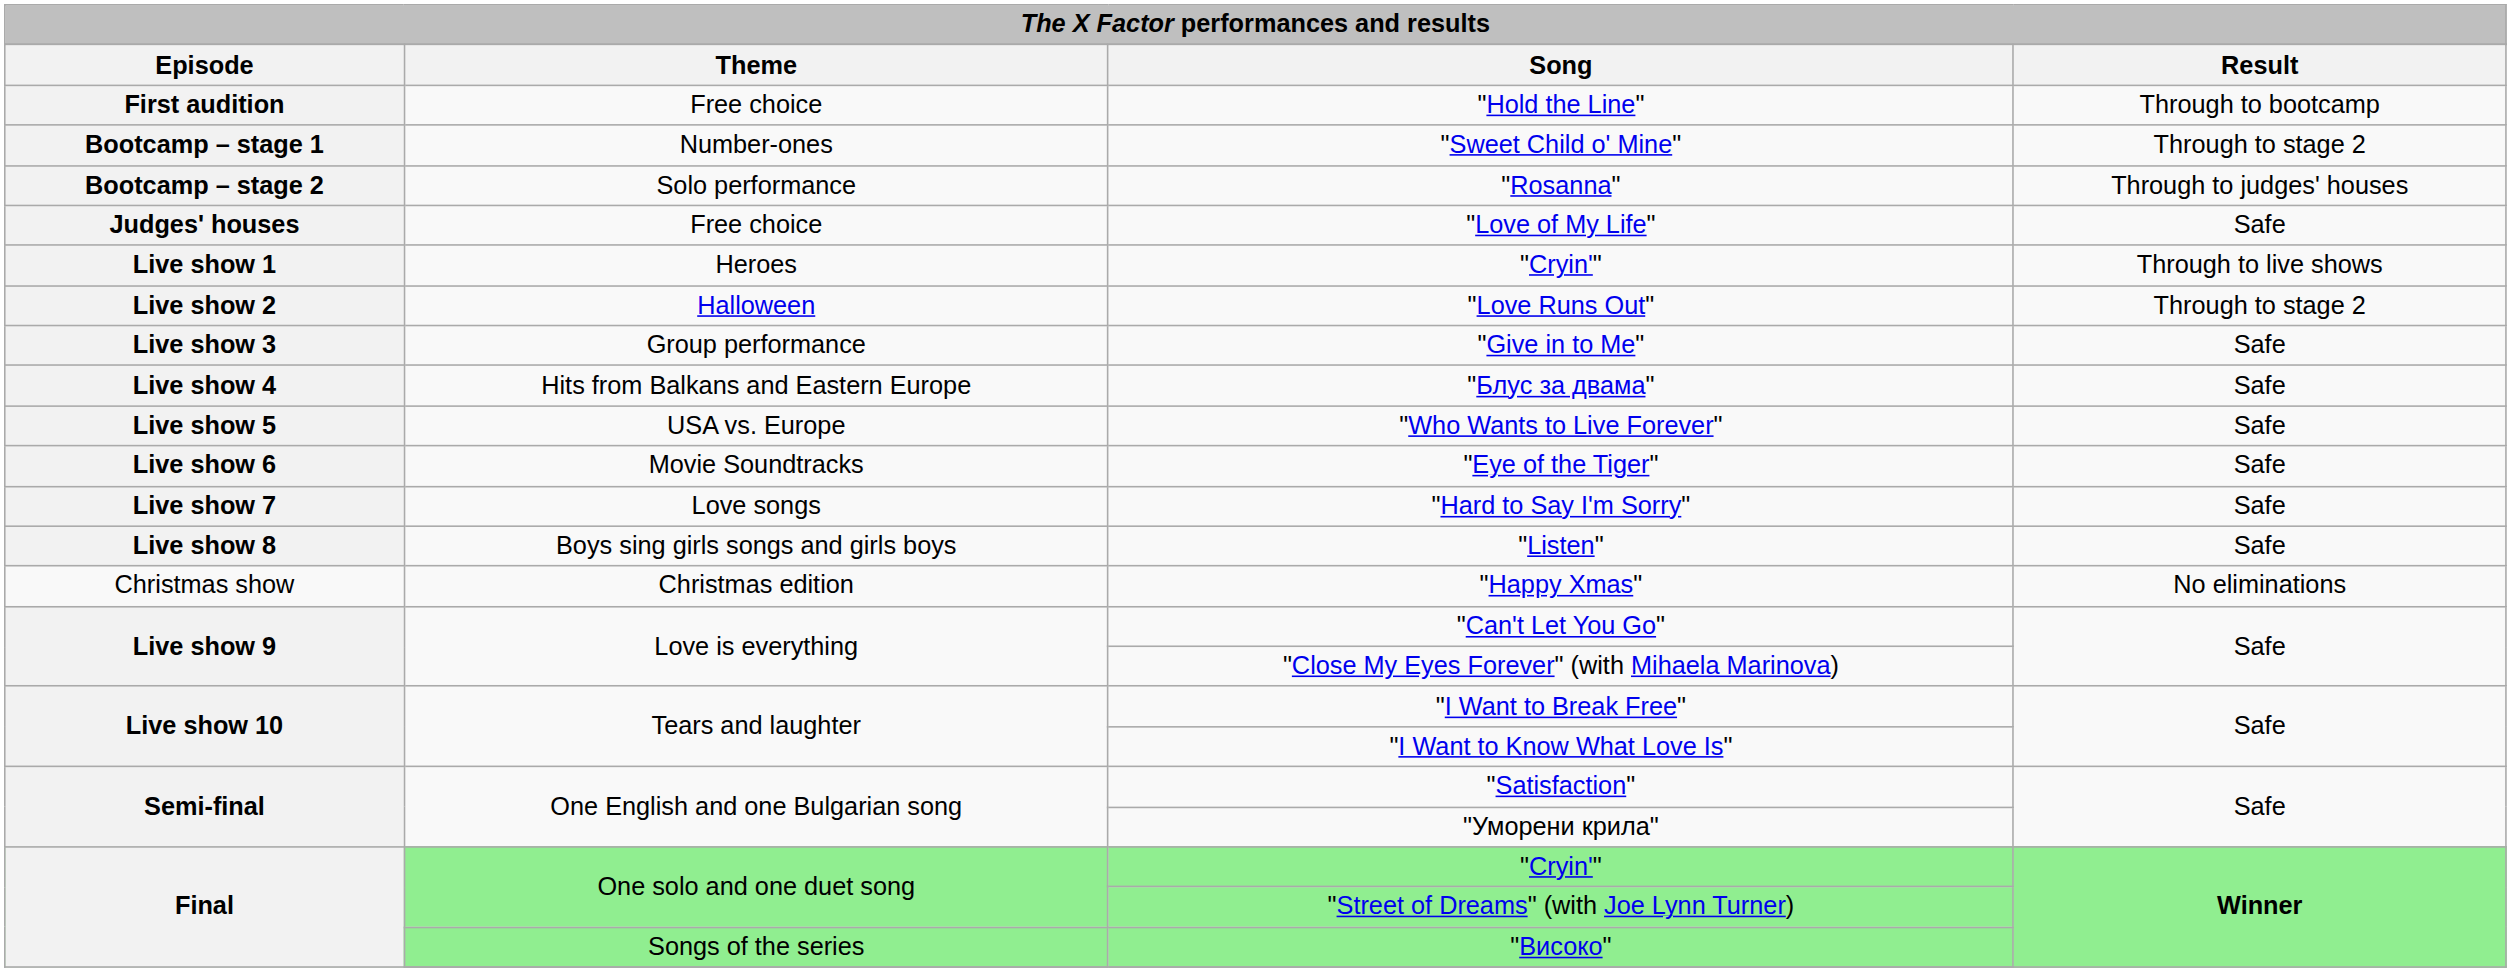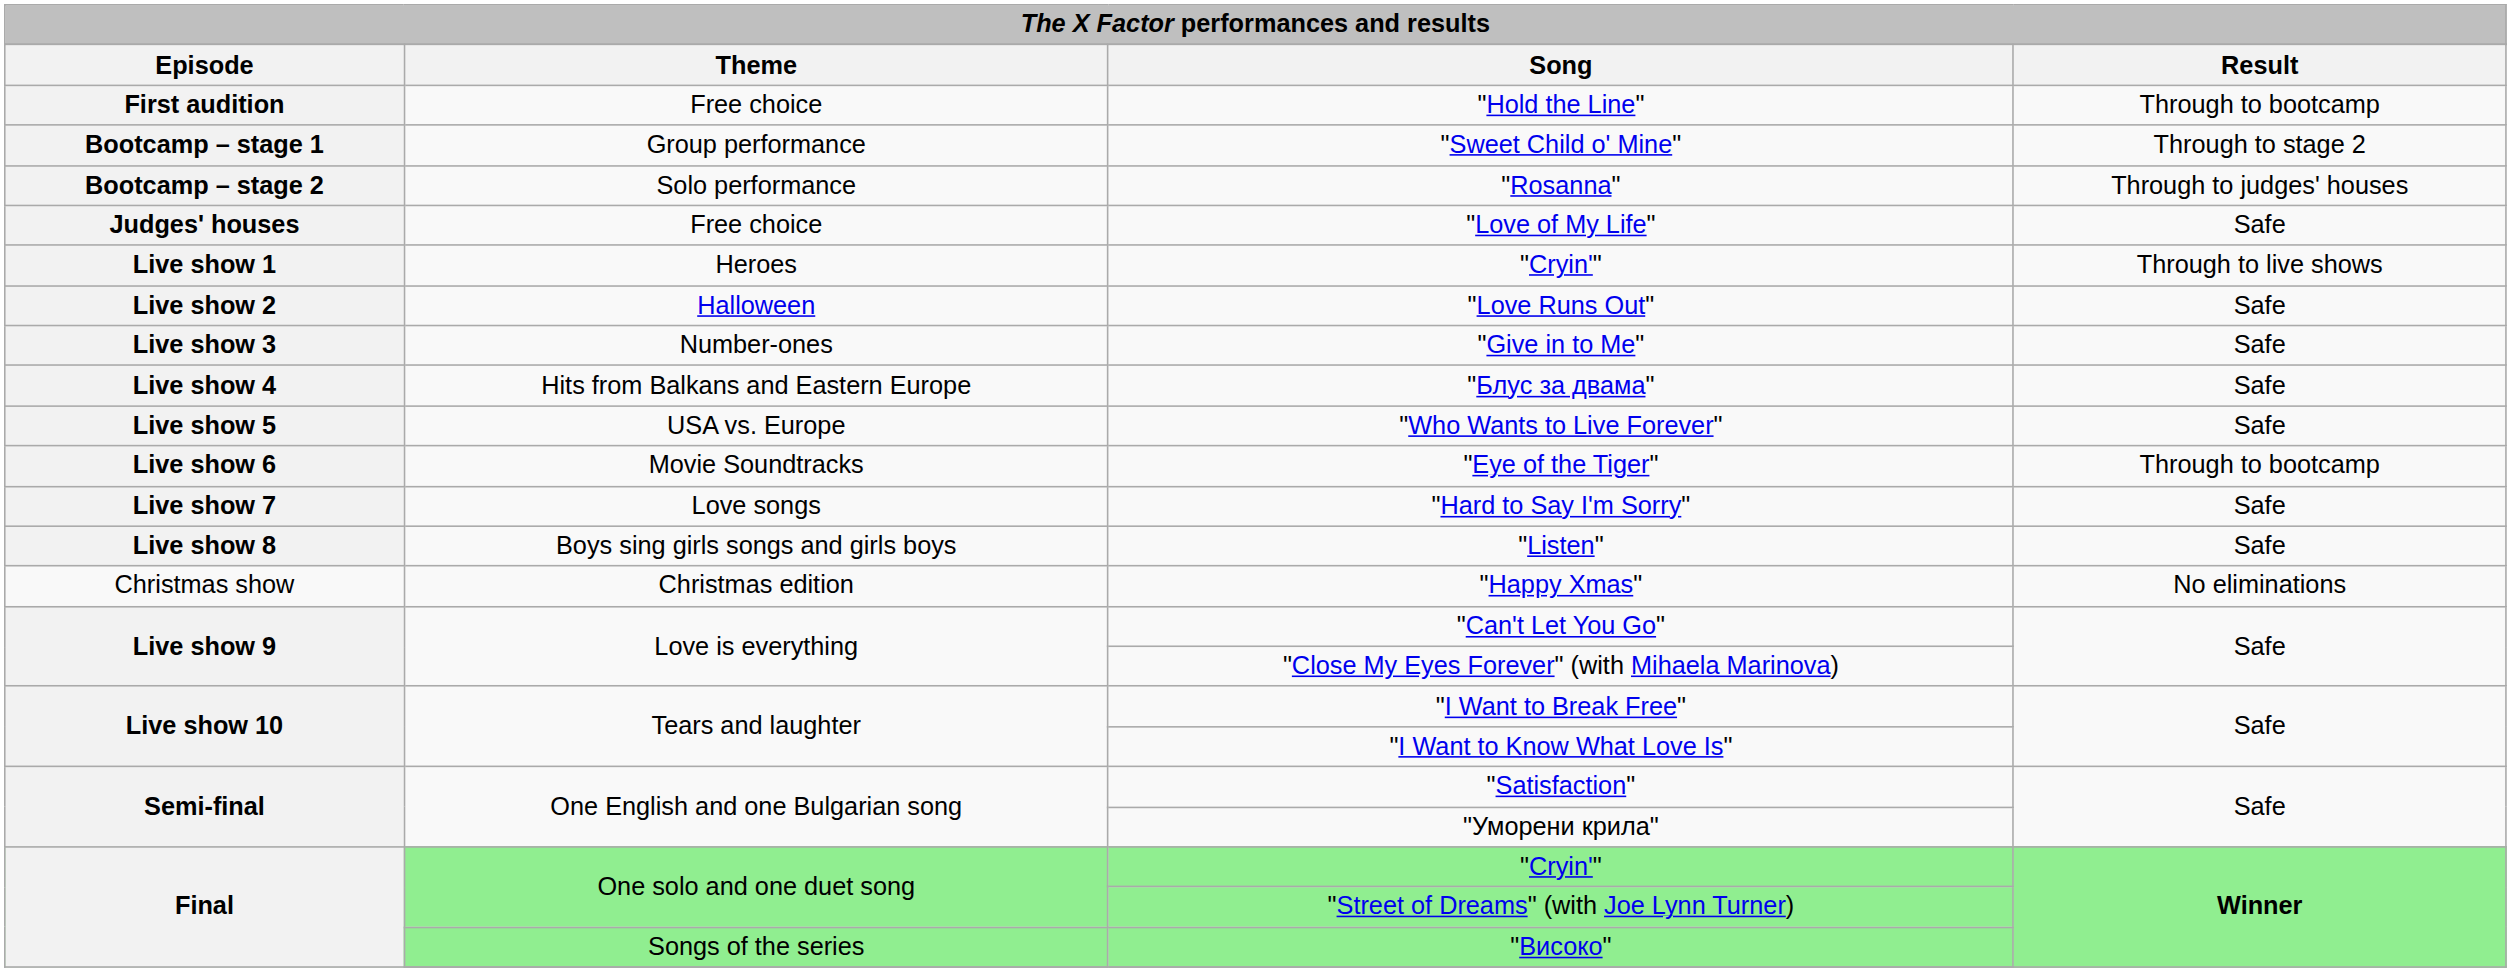(756, 144) Number-ones -> (756, 144) Group performance
(2260, 305) Through to stage 2 -> (2260, 305) Safe
(756, 345) Group performance -> (756, 345) Number-ones
(2260, 465) Safe -> (2260, 465) Through to bootcamp
